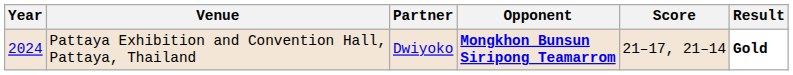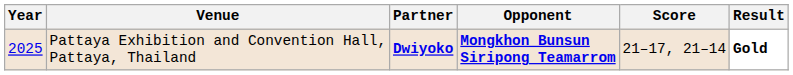(25, 49) 2024 -> (25, 49) 2025
(423, 49) normal -> (423, 49) bold
